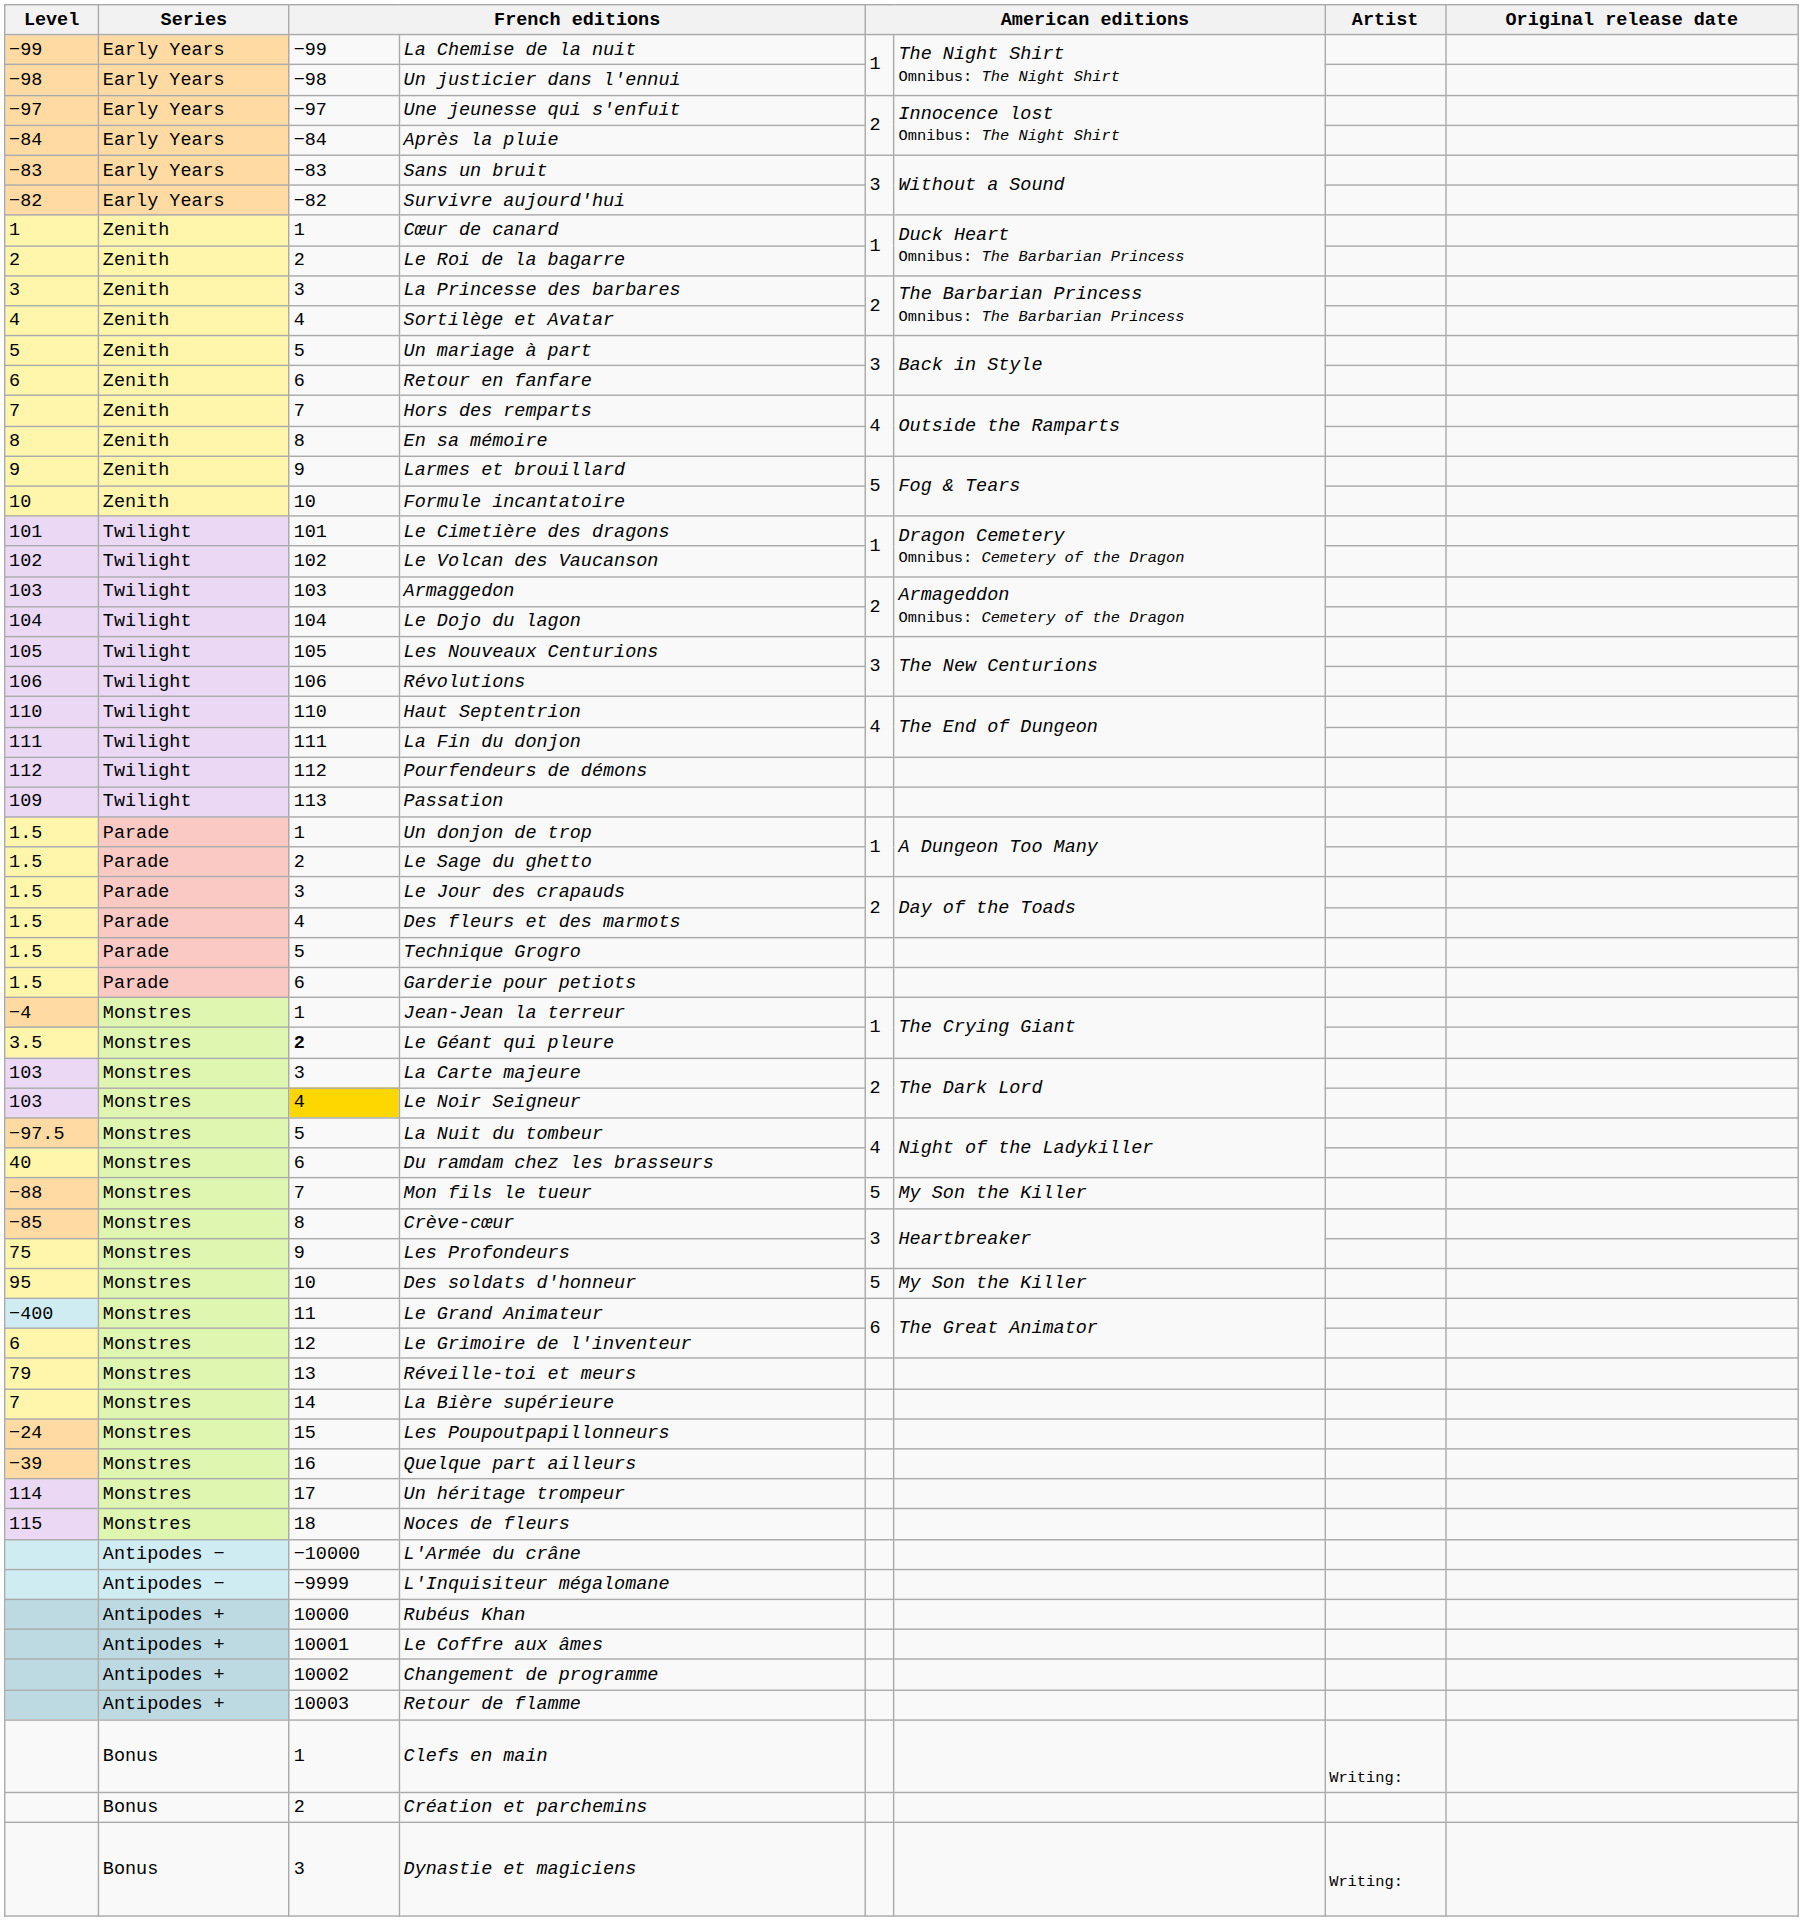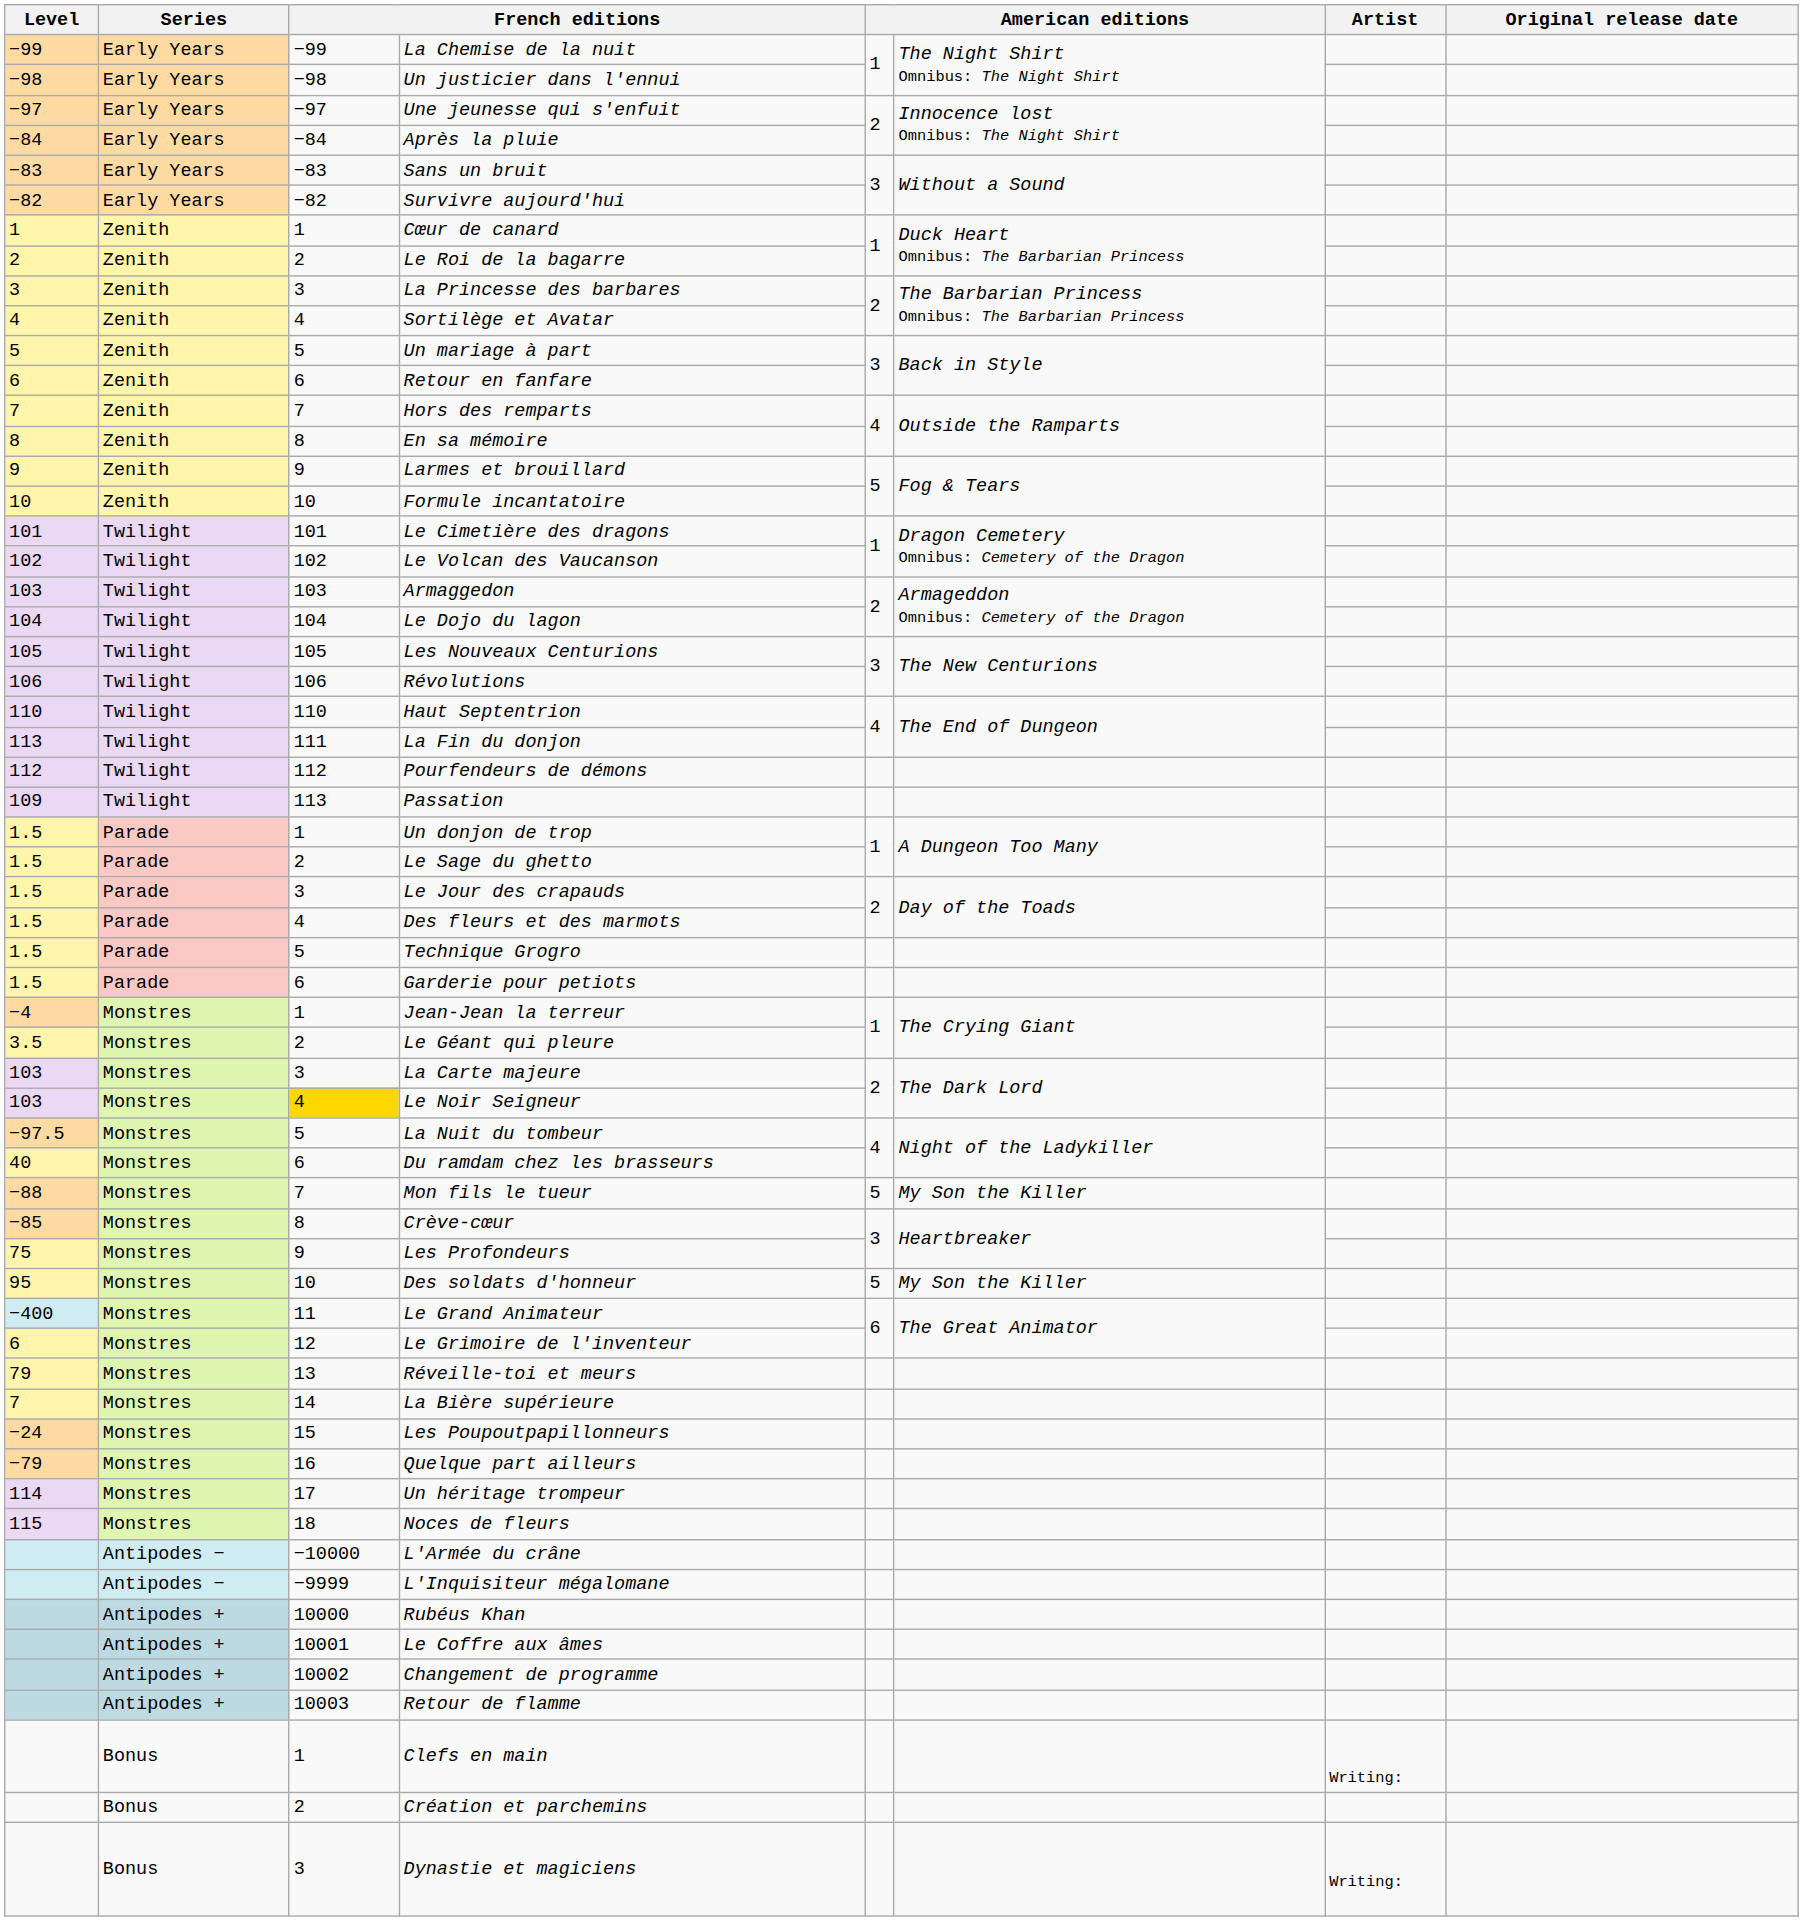(26, 742) 111 -> (26, 742) 113
(299, 1043) bold -> (299, 1043) normal
(26, 1464) −39 -> (26, 1464) −79
